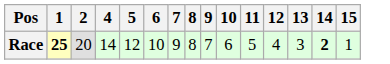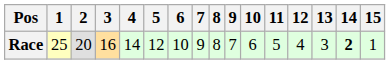+ column: (108, 17)
(59, 44) bold -> (59, 44) normal
